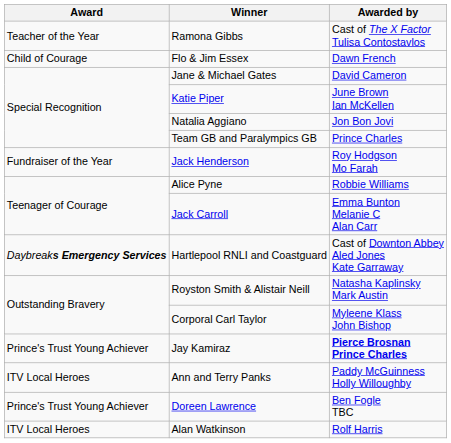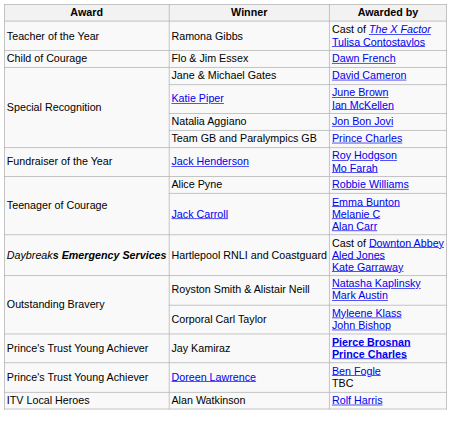- row: (221, 377)
